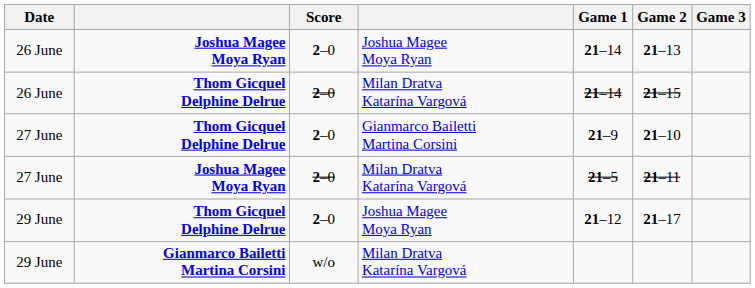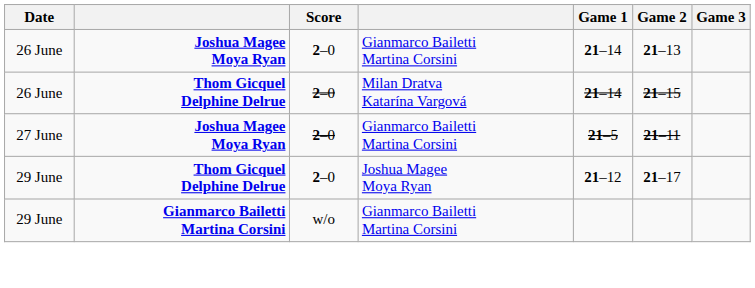(404, 50) Joshua Magee Moya Ryan -> (419, 50) Gianmarco Bailetti Martina Corsini
- row: (39, 135)
(414, 177) Milan Dratva Katarína Vargová -> (419, 135) Gianmarco Bailetti Martina Corsini
(414, 262) Milan Dratva Katarína Vargová -> (419, 220) Gianmarco Bailetti Martina Corsini
